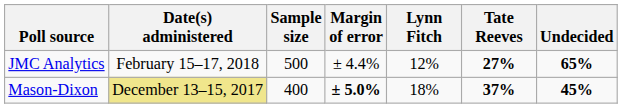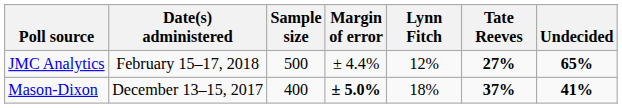(188, 90) khaki background -> (188, 90) no background
(577, 90) 45% -> (577, 90) 41%
